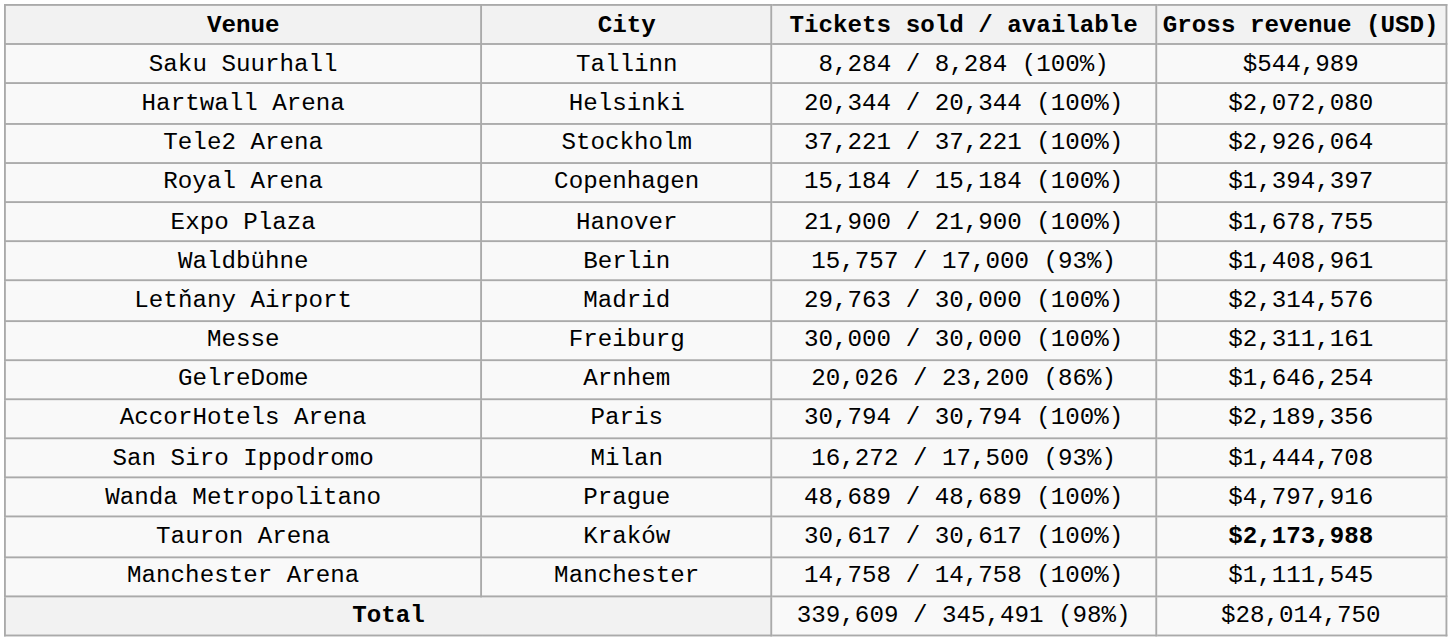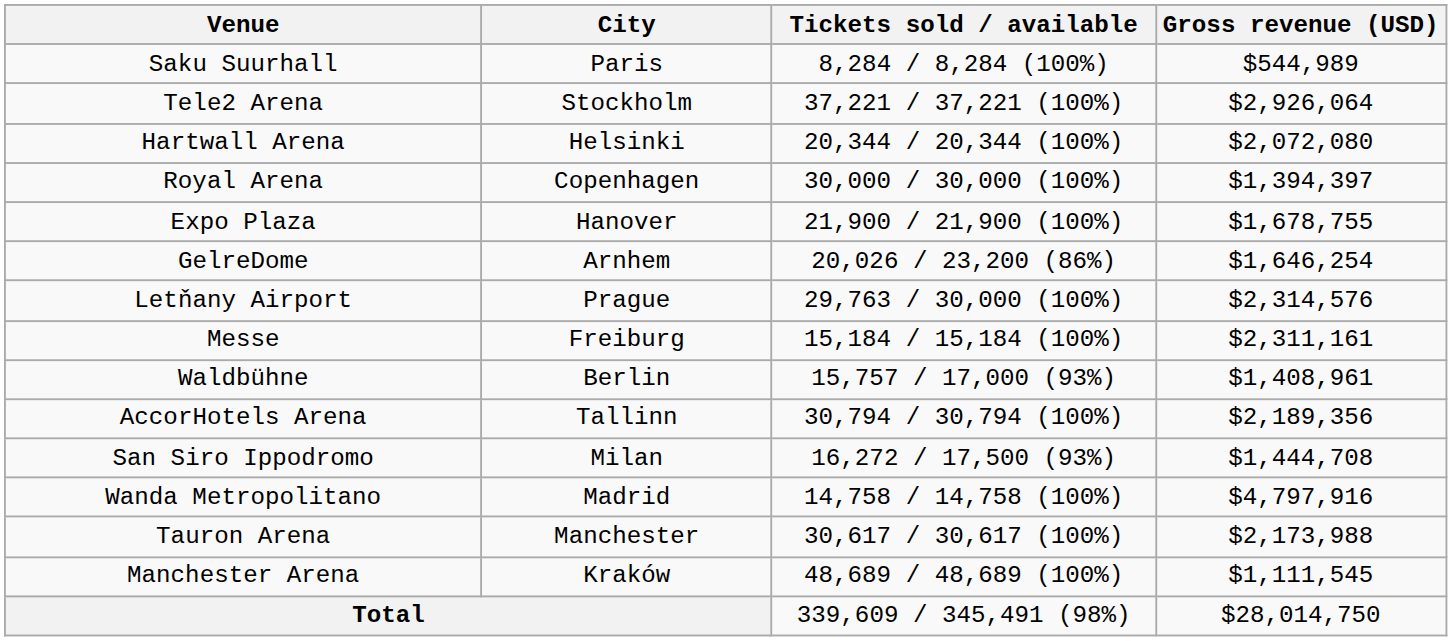(627, 64) Tallinn -> (627, 64) Paris
rows swapped: (243, 103) <-> (243, 143)
(964, 182) 15,184 / 15,184 (100%) -> (964, 182) 30,000 / 30,000 (100%)
rows swapped: (243, 261) <-> (243, 379)
(627, 300) Madrid -> (627, 300) Prague
(964, 340) 30,000 / 30,000 (100%) -> (964, 340) 15,184 / 15,184 (100%)
(627, 419) Paris -> (627, 419) Tallinn
(627, 498) Prague -> (627, 498) Madrid
(964, 498) 48,689 / 48,689 (100%) -> (964, 498) 14,758 / 14,758 (100%)
(627, 537) Kraków -> (627, 537) Manchester
(1301, 537) bold -> (1301, 537) normal
(627, 576) Manchester -> (627, 576) Kraków
(964, 576) 14,758 / 14,758 (100%) -> (964, 576) 48,689 / 48,689 (100%)
